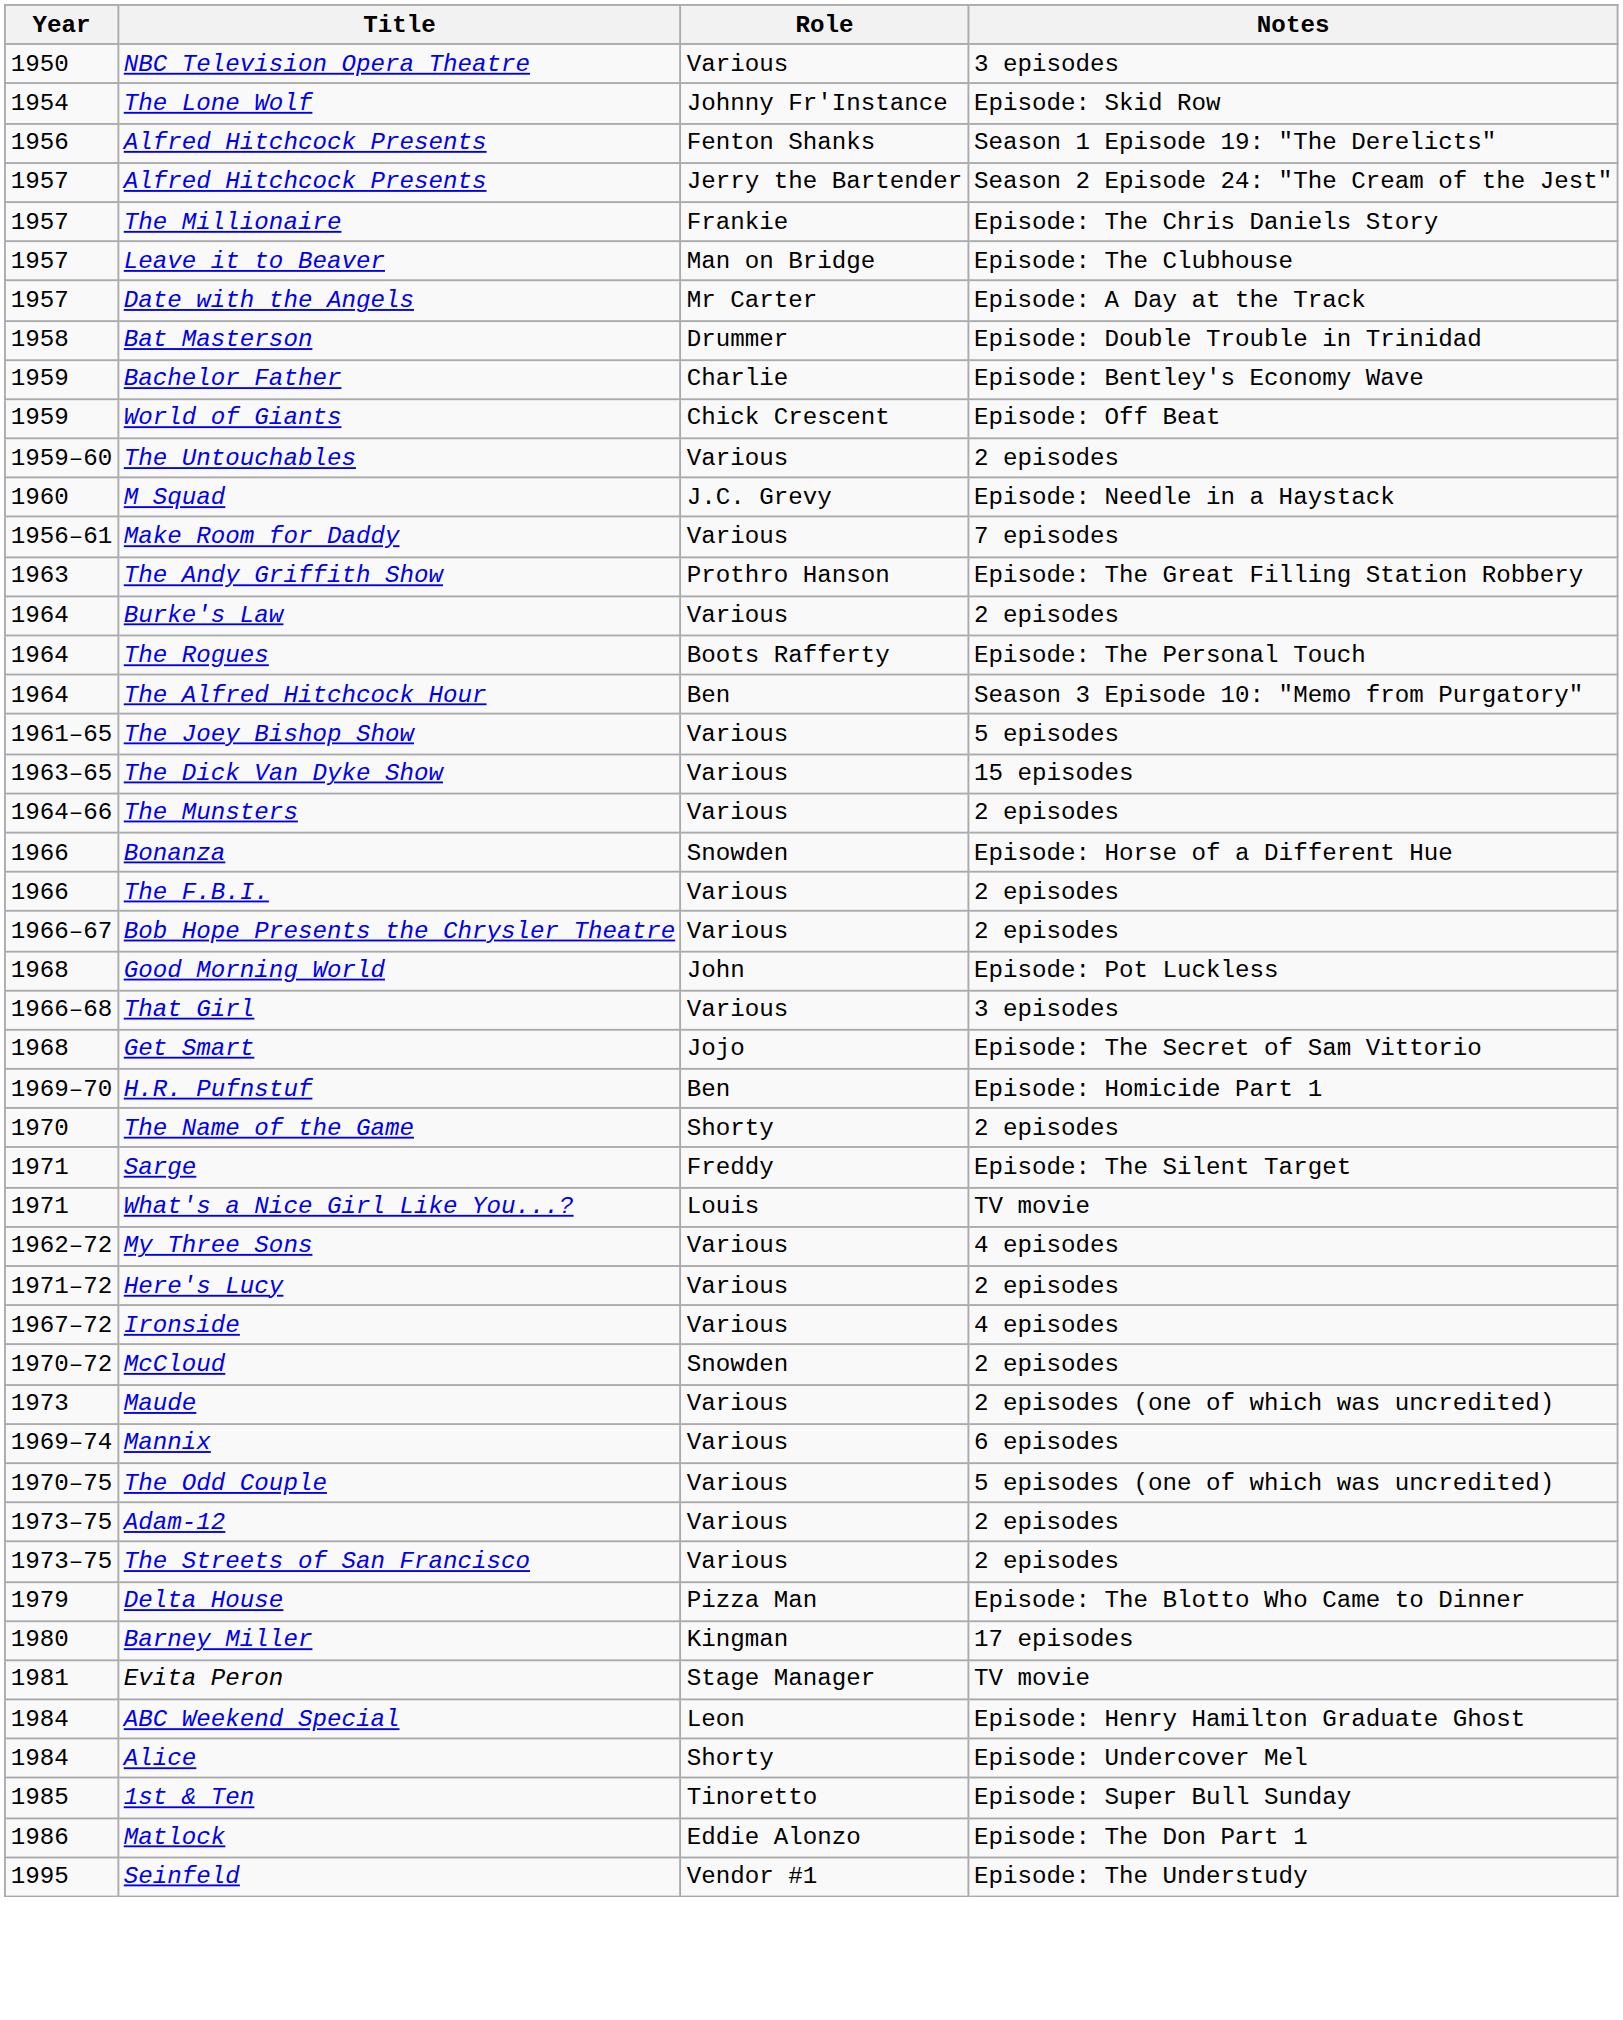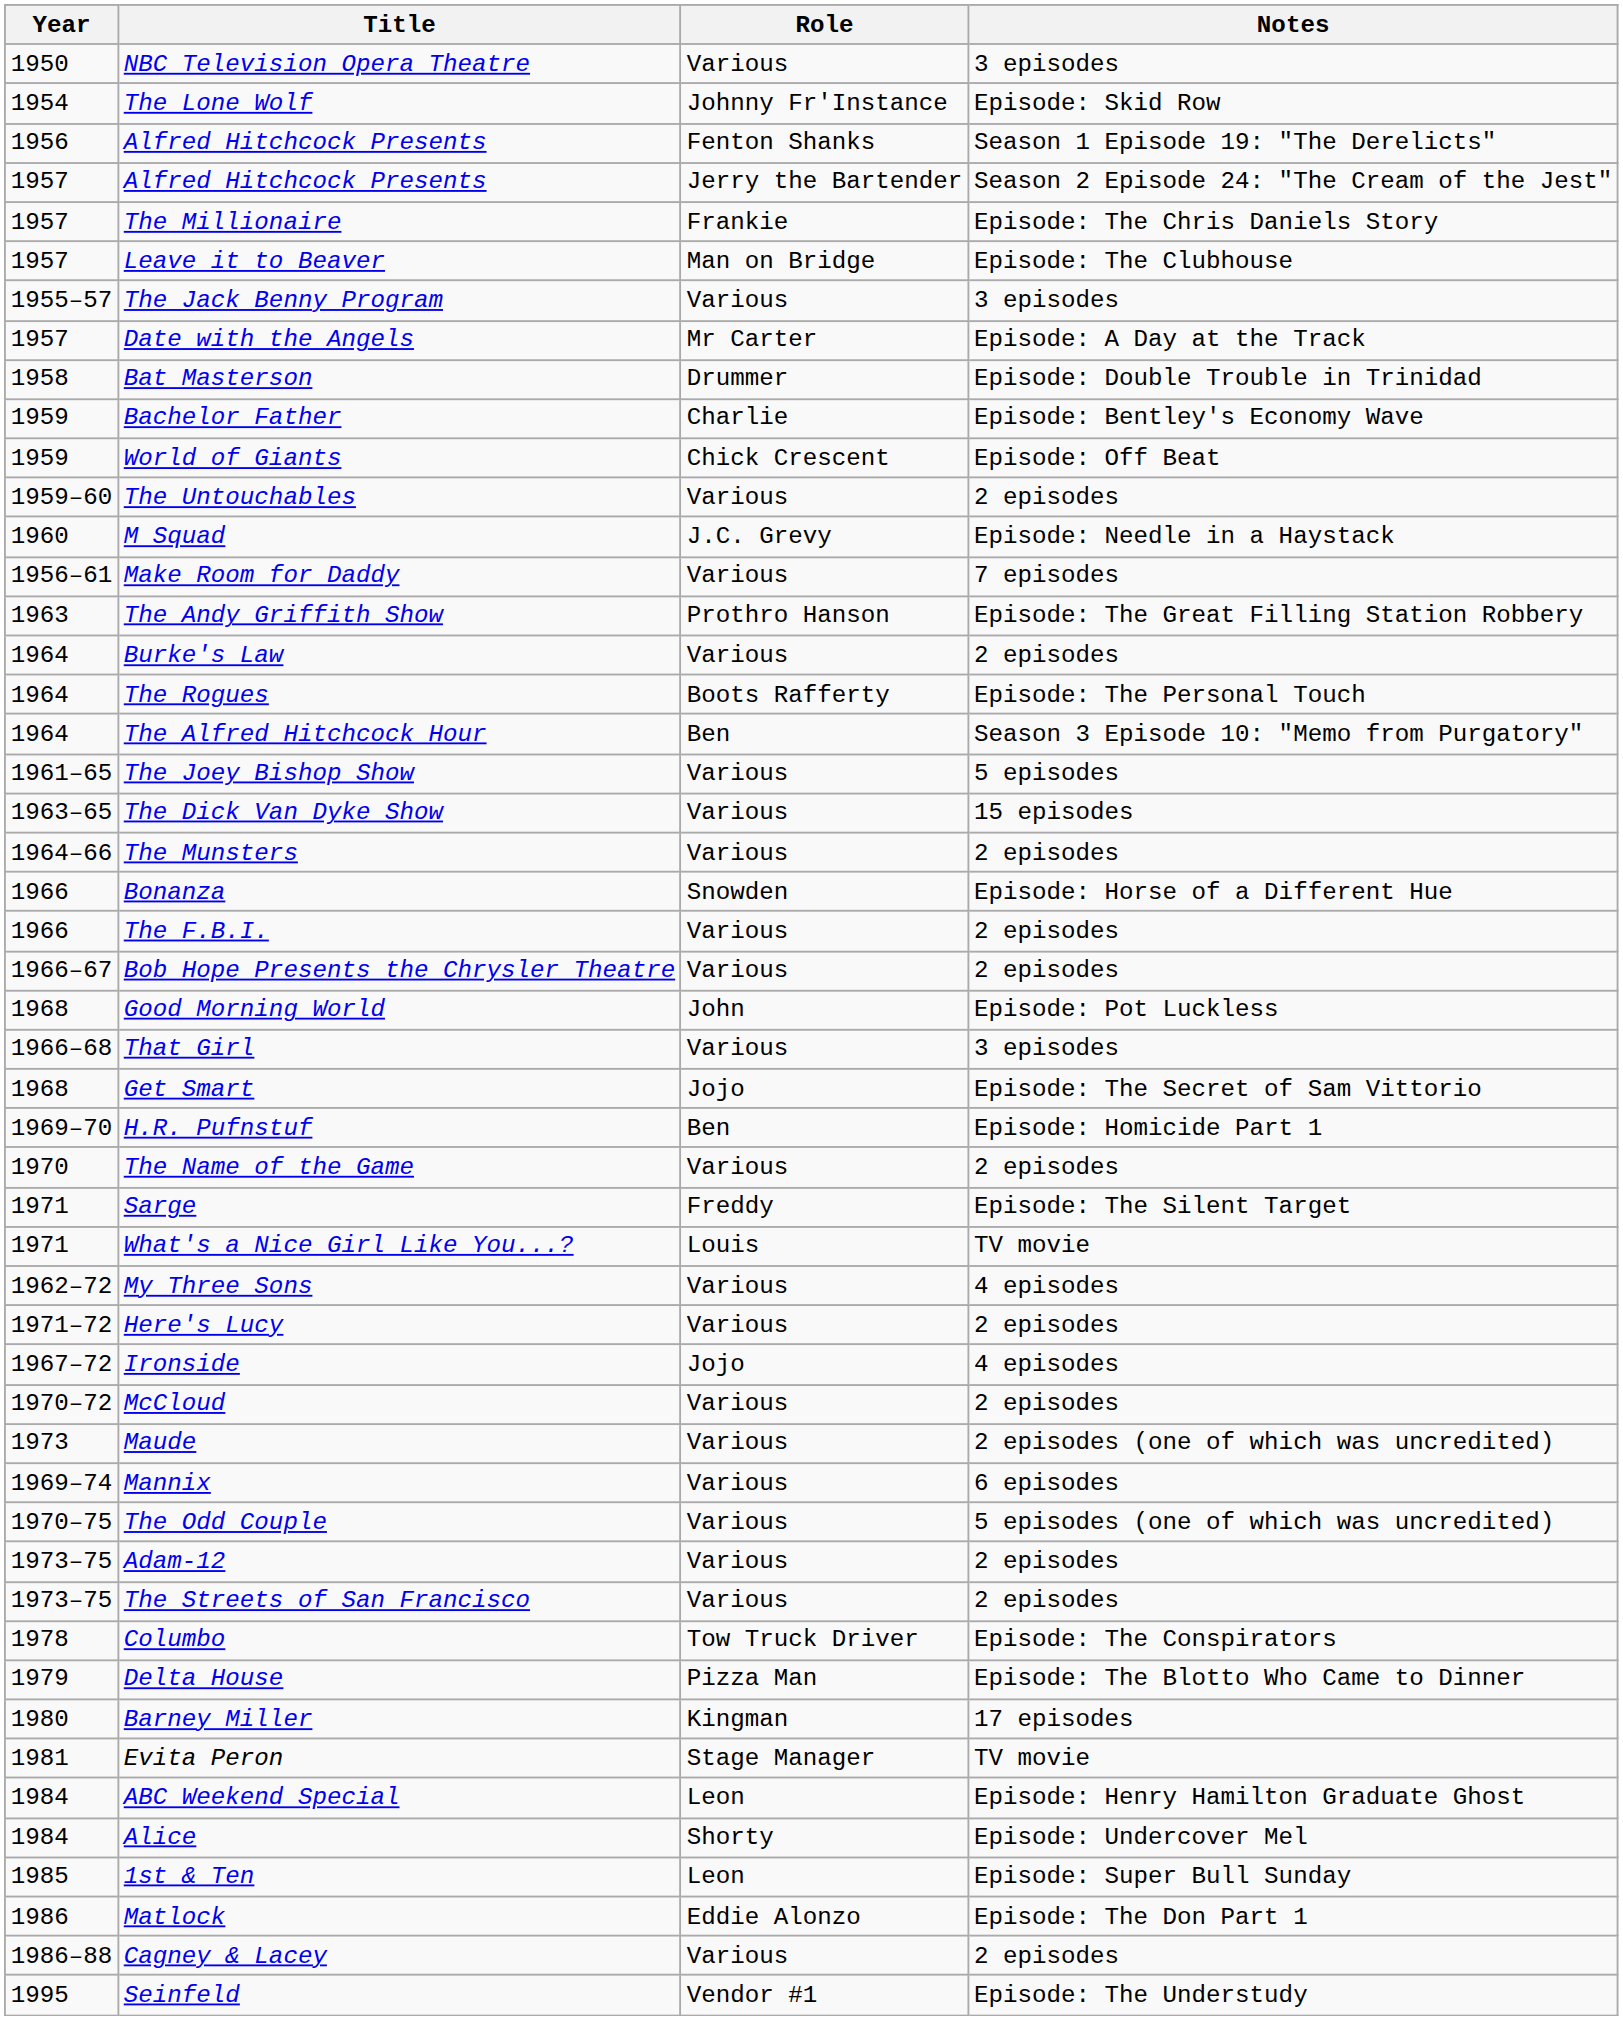+ row: (61, 300)
(730, 1128) Shorty -> (737, 1167) Various
(737, 1325) Various -> (716, 1365) Jojo
(737, 1365) Snowden -> (737, 1404) Various
+ row: (40, 1640)
(752, 1798) Tinoretto -> (716, 1877) Leon
+ row: (61, 1956)
